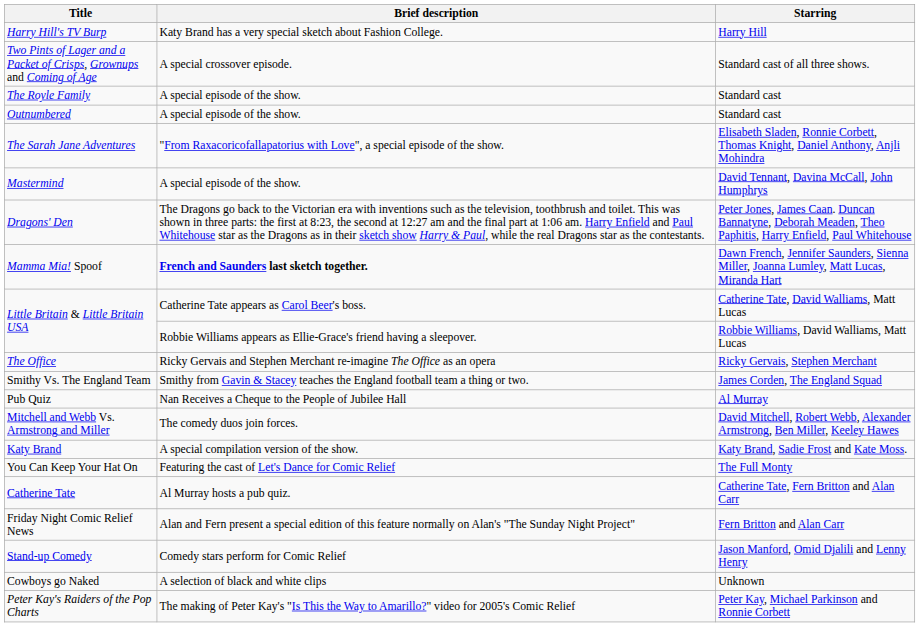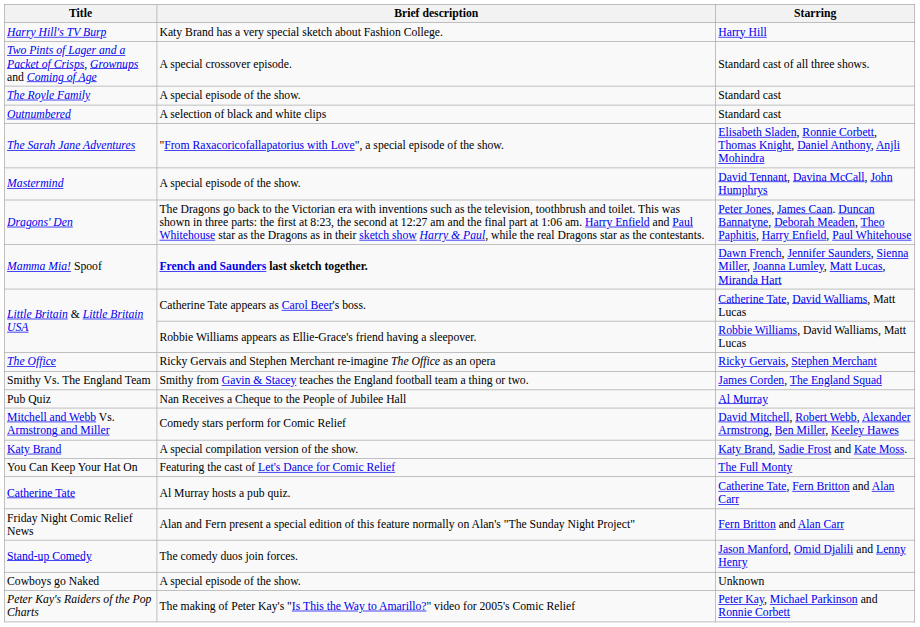(230, 114) A special episode of the show. -> (243, 114) A selection of black and white clips
(229, 424) The comedy duos join forces. -> (253, 424) Comedy stars perform for Comic Relief
(253, 556) Comedy stars perform for Comic Relief -> (229, 556) The comedy duos join forces.
(243, 581) A selection of black and white clips -> (230, 581) A special episode of the show.
